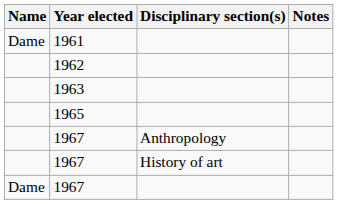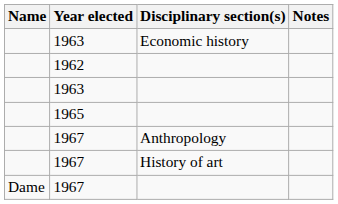+ row: (69, 41)
- row: (69, 41)
